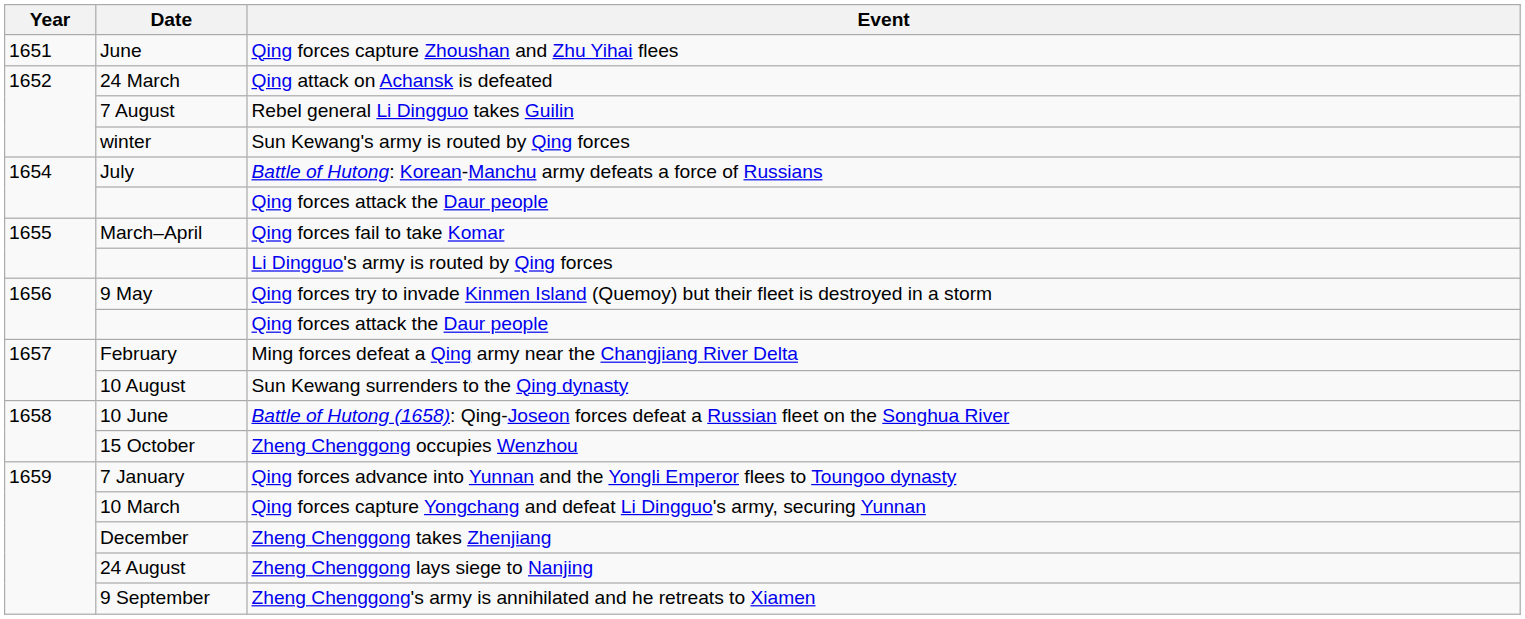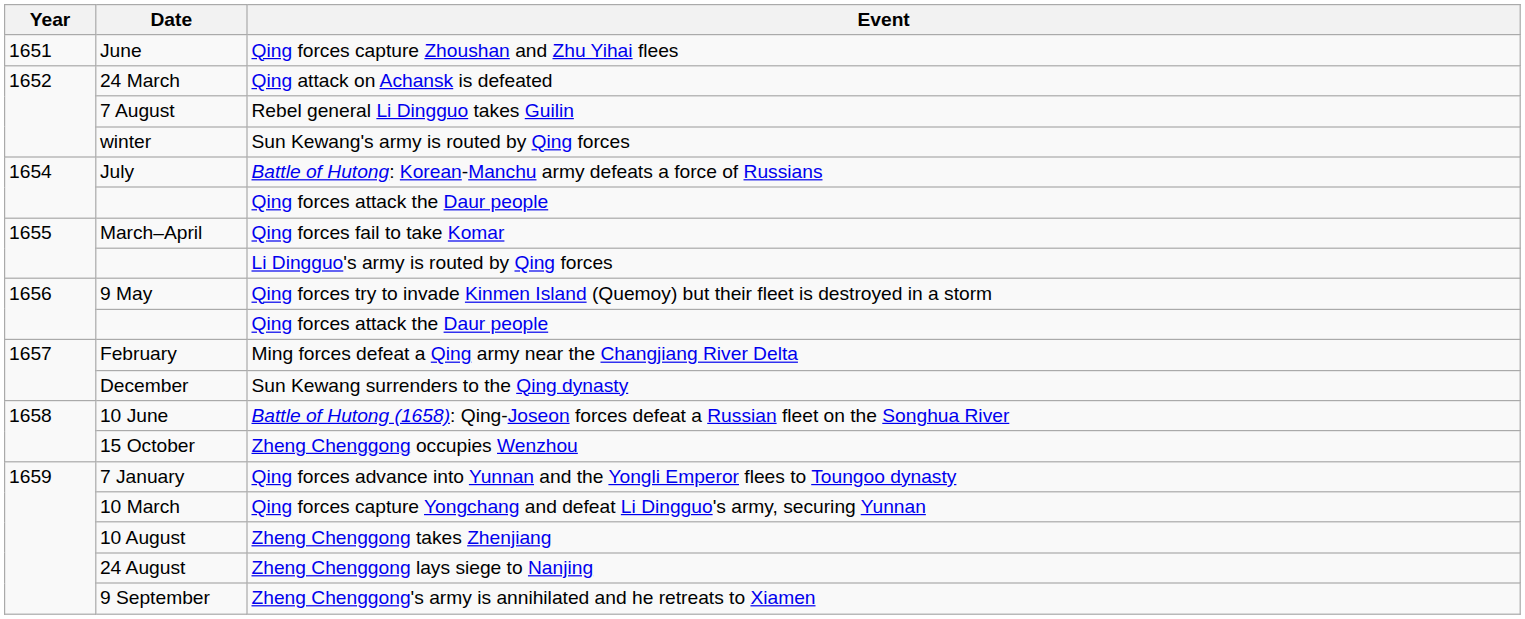(143, 385) 10 August -> (144, 385) December
(144, 537) December -> (143, 537) 10 August
